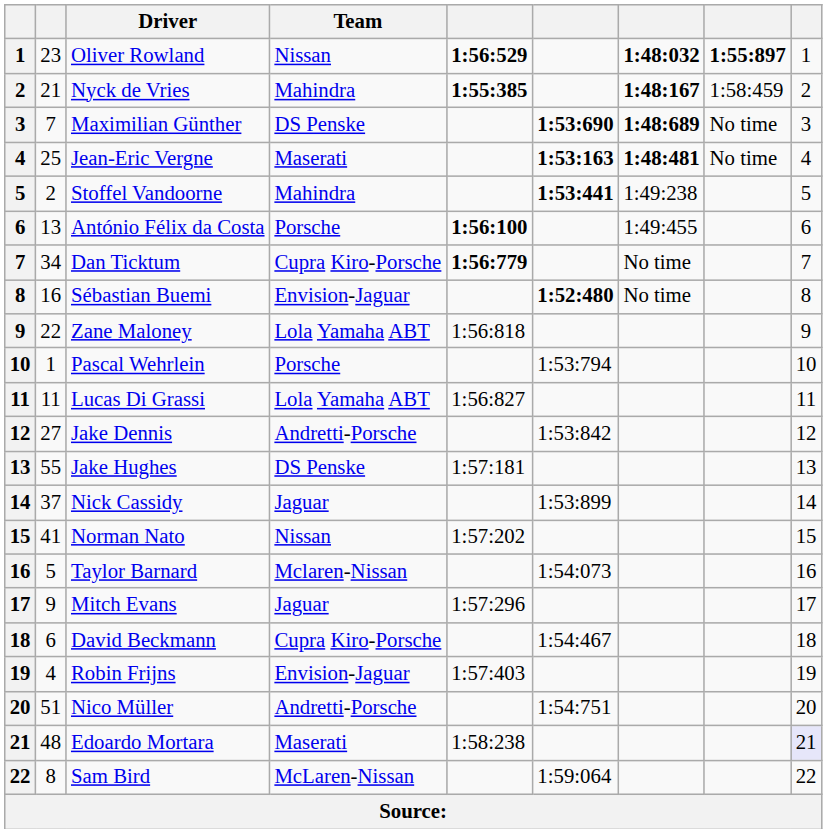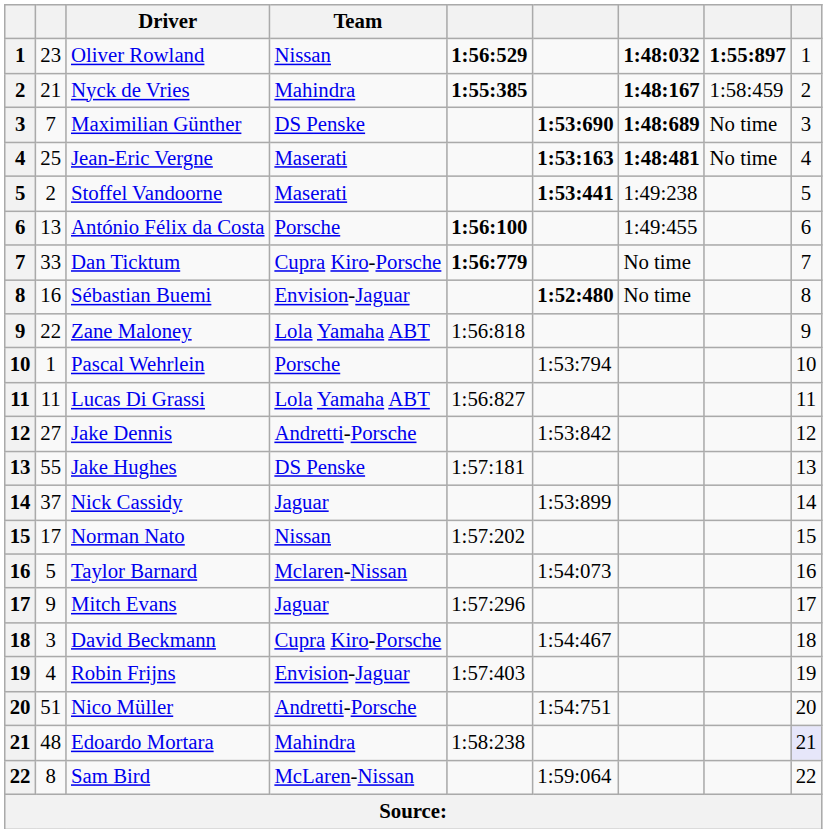(315, 192) Mahindra -> (311, 192) Maserati
(51, 261) 34 -> (51, 261) 33
(51, 536) 41 -> (51, 536) 17
(51, 639) 6 -> (51, 639) 3
(311, 742) Maserati -> (315, 742) Mahindra
